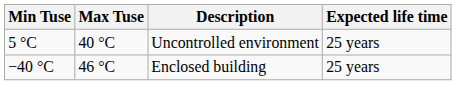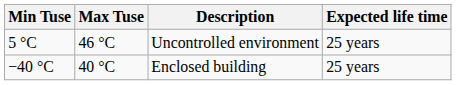(97, 42) 40 °C -> (97, 42) 46 °C
(97, 67) 46 °C -> (97, 67) 40 °C
